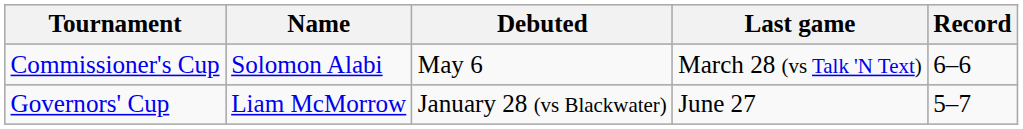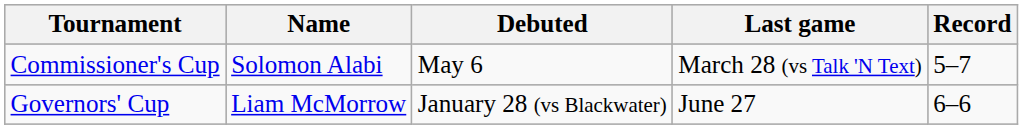(952, 64) 6–6 -> (952, 64) 5–7
(952, 104) 5–7 -> (952, 104) 6–6
